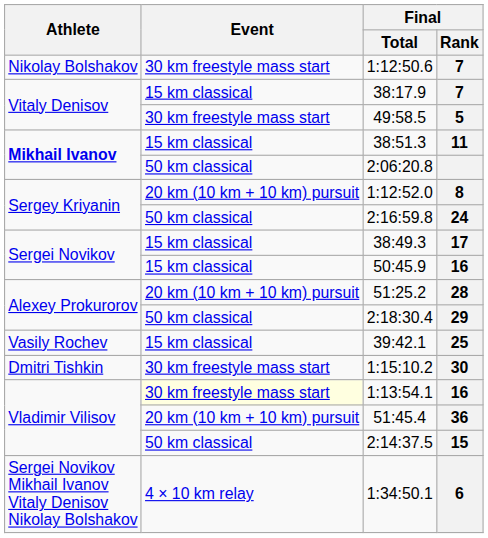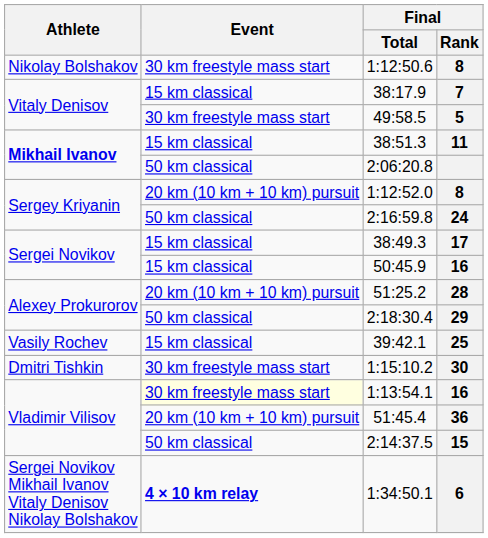(459, 68) 7 -> (459, 68) 8
(199, 494) normal -> (202, 494) bold
